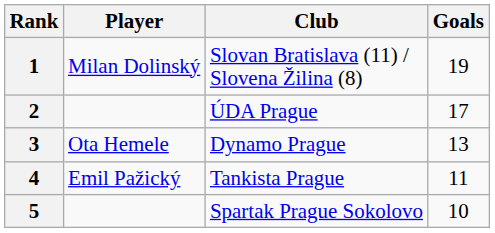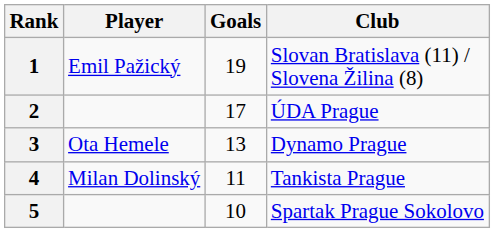columns swapped: (316, 21) <-> (458, 21)
(134, 66) Milan Dolinský -> (124, 66) Emil Pažický
(124, 177) Emil Pažický -> (134, 177) Milan Dolinský
